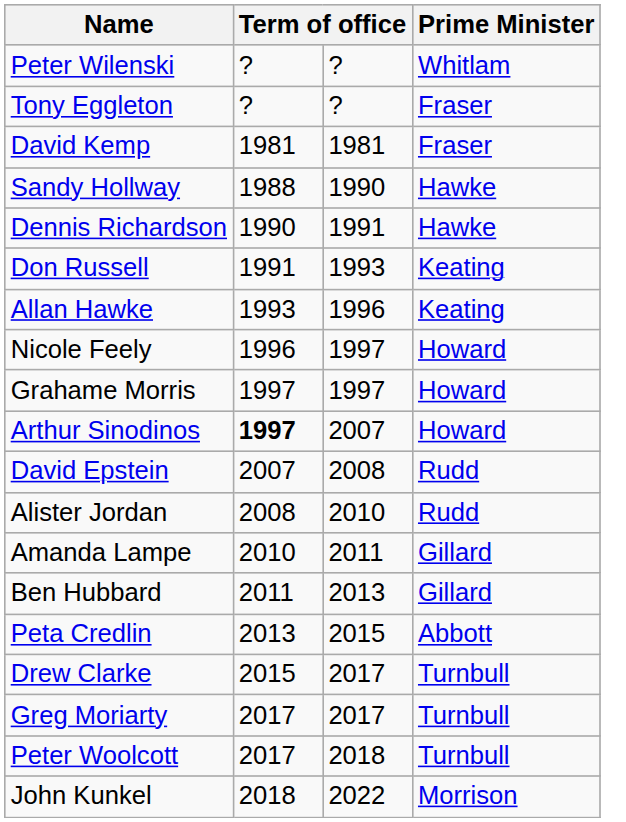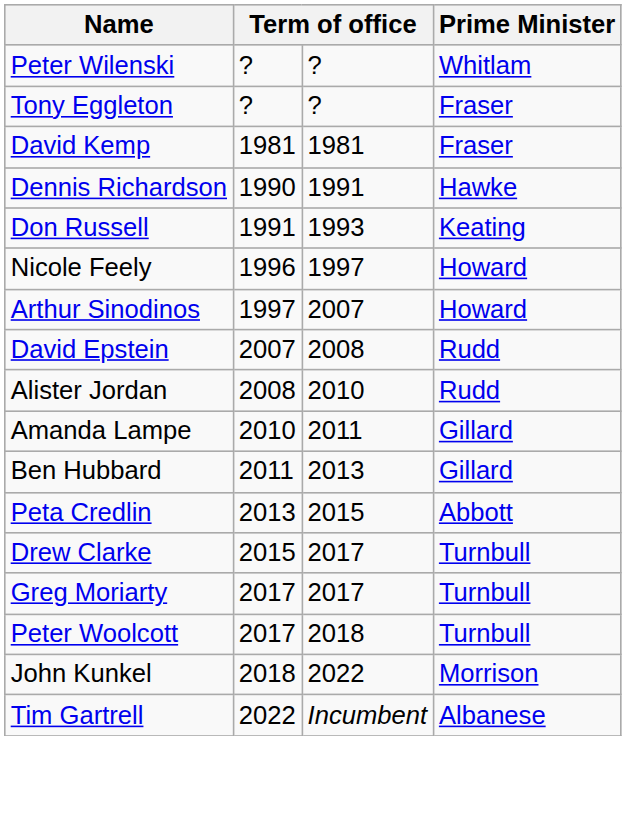- row: (95, 187)
- row: (82, 308)
- row: (103, 390)
(267, 430) bold -> (267, 308) normal
+ row: (77, 715)
